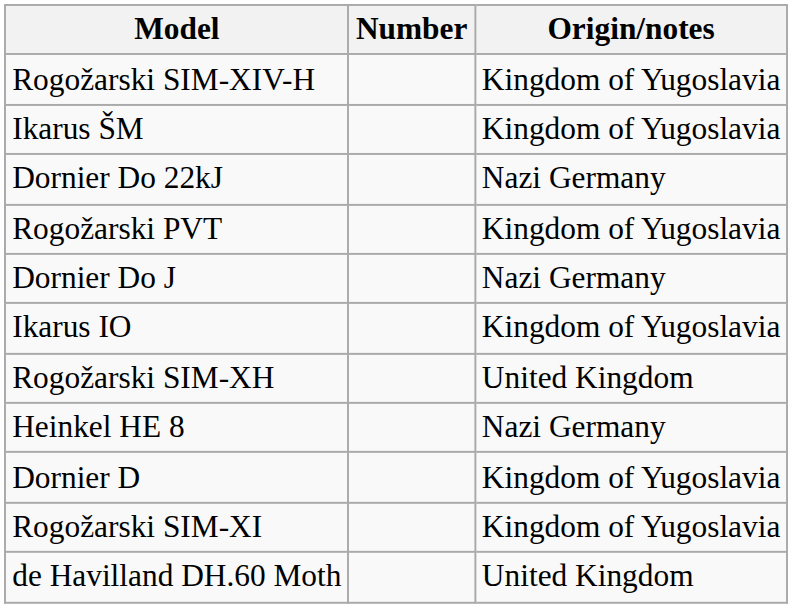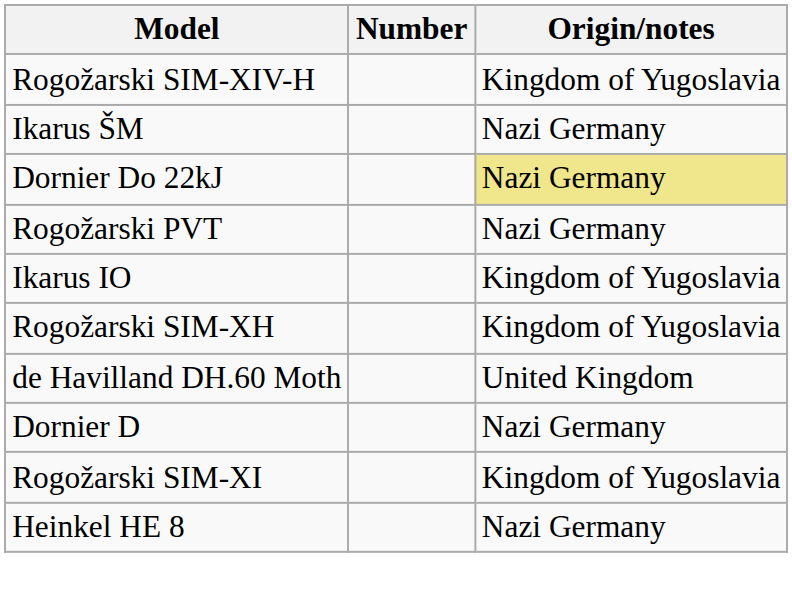(631, 128) Kingdom of Yugoslavia -> (574, 128) Nazi Germany
(574, 178) no background -> (574, 178) khaki background
(631, 228) Kingdom of Yugoslavia -> (574, 228) Nazi Germany
- row: (94, 278)
(588, 377) United Kingdom -> (631, 327) Kingdom of Yugoslavia
rows swapped: (98, 427) <-> (177, 576)
(631, 476) Kingdom of Yugoslavia -> (574, 427) Nazi Germany
